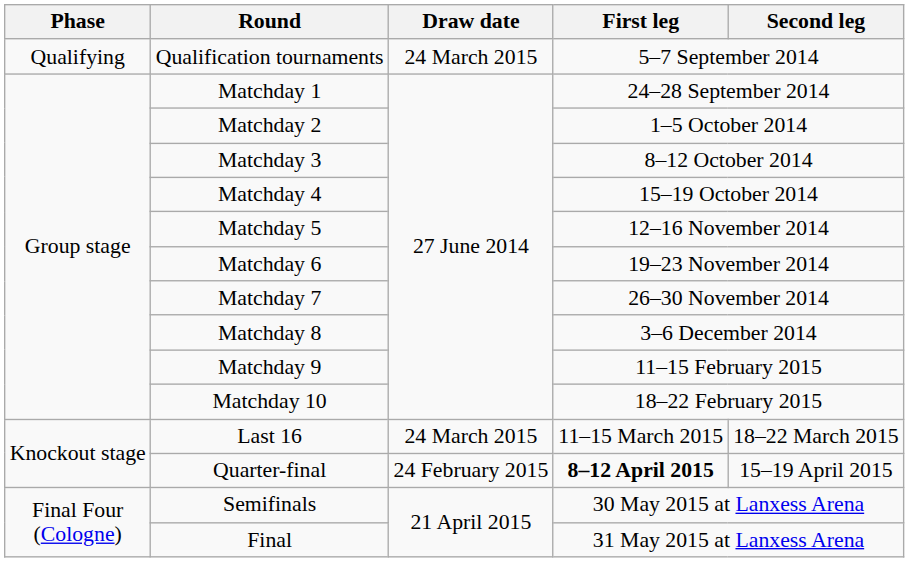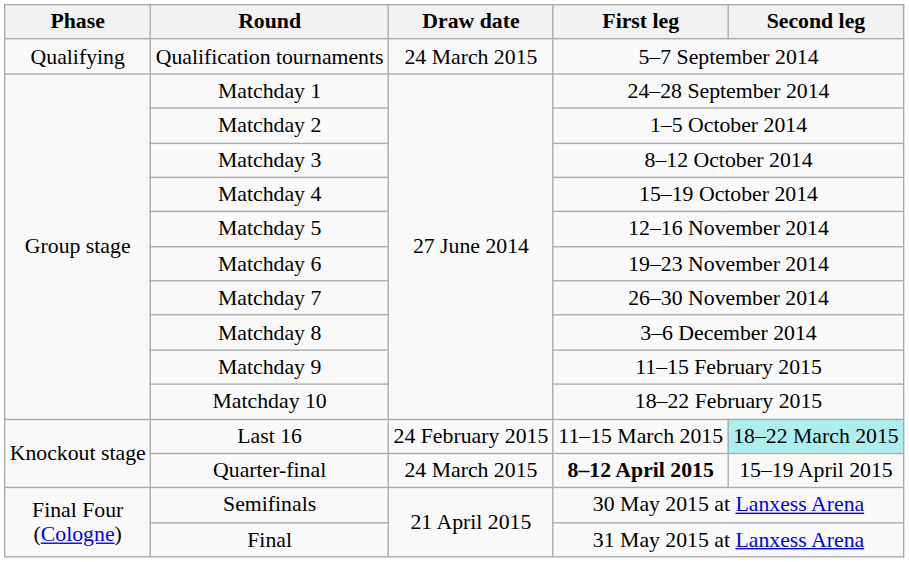(471, 435) 24 March 2015 -> (471, 435) 24 February 2015
(816, 435) no background -> (816, 435) paleturquoise background
(471, 470) 24 February 2015 -> (471, 470) 24 March 2015
